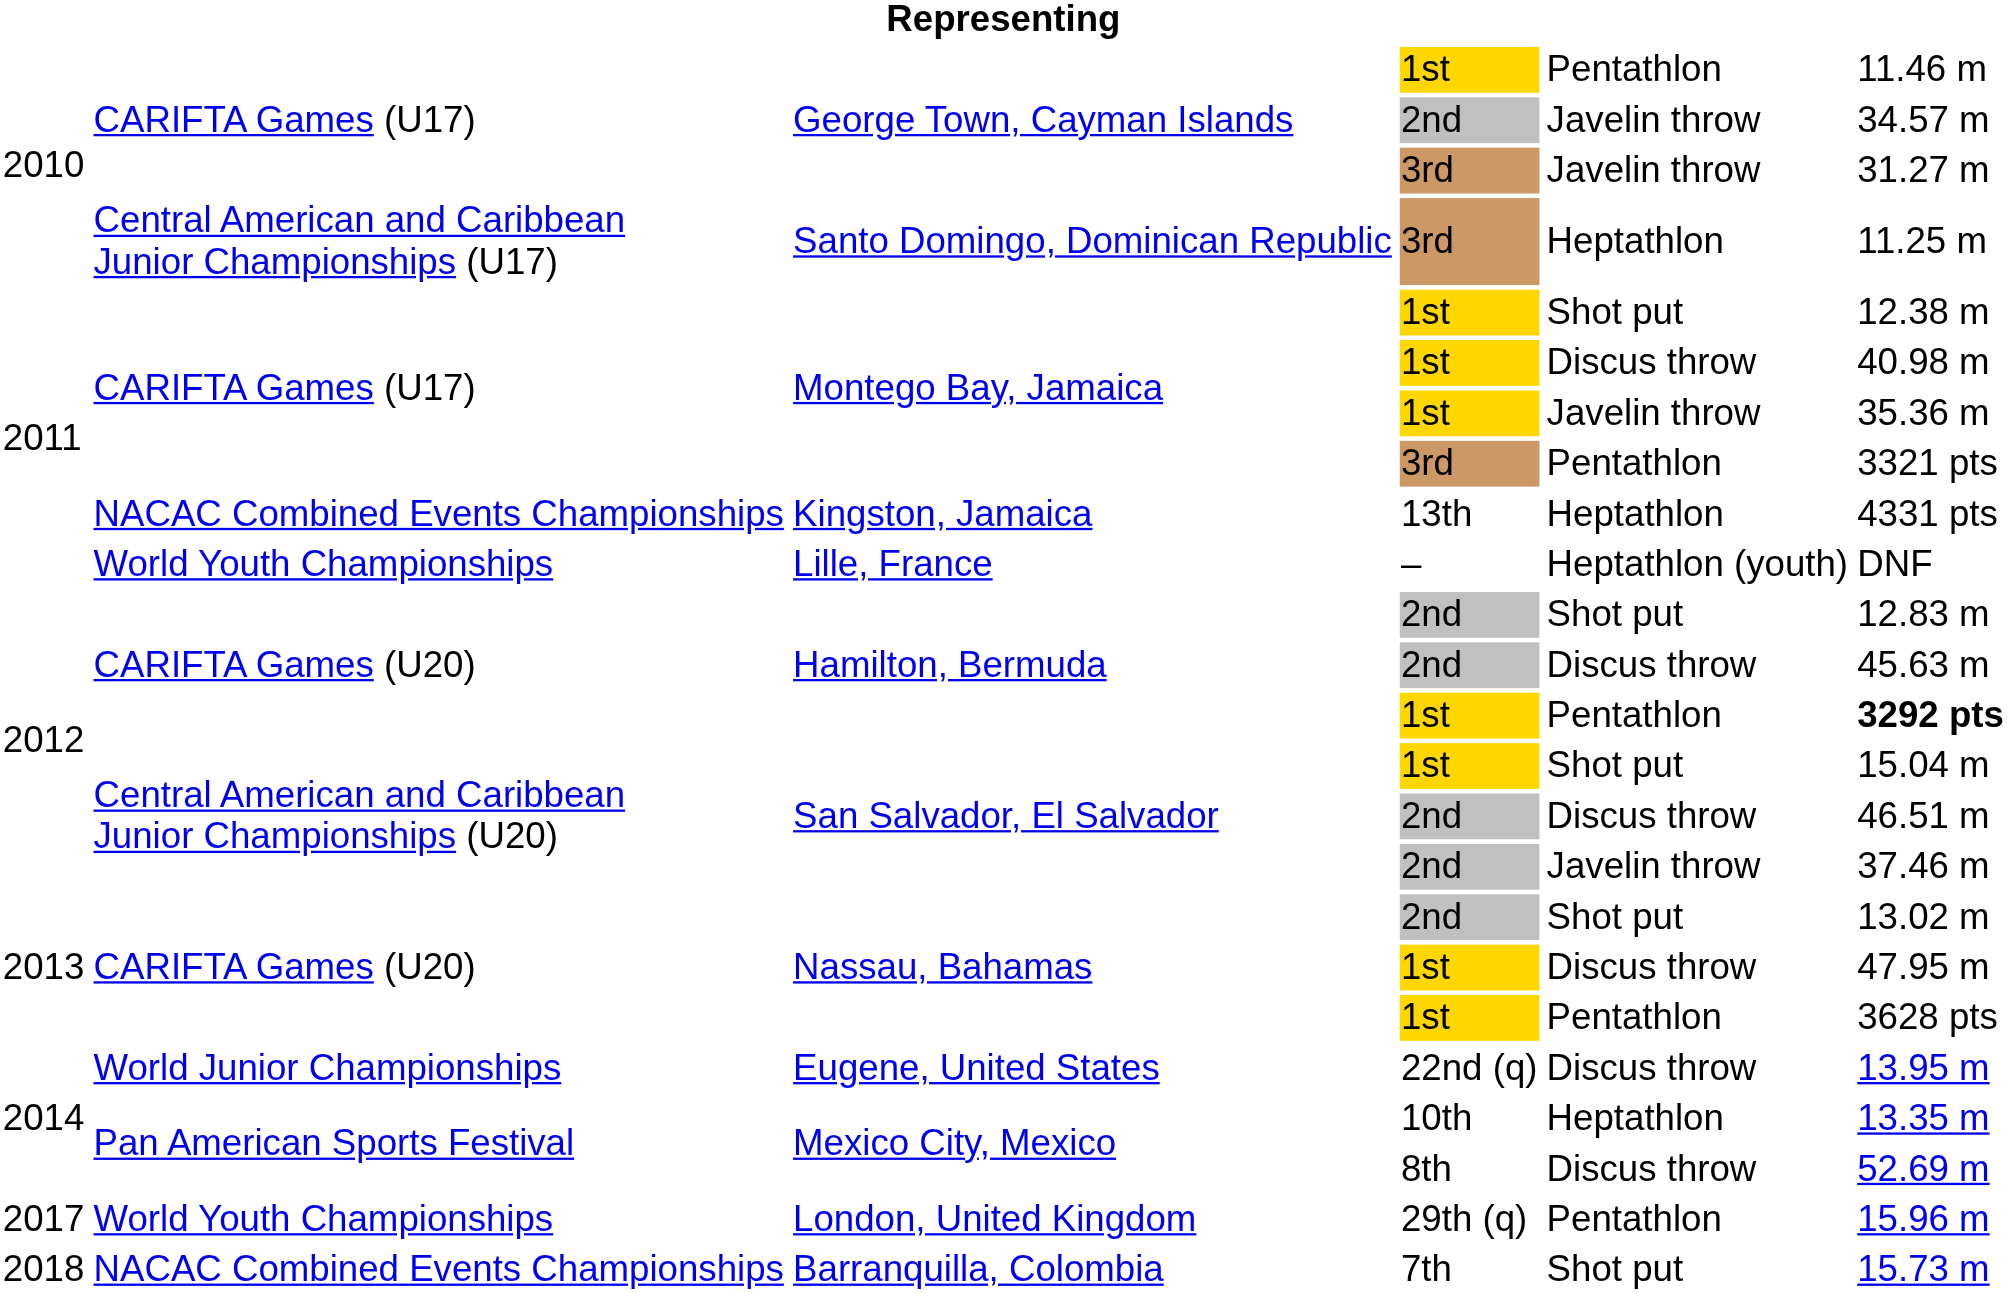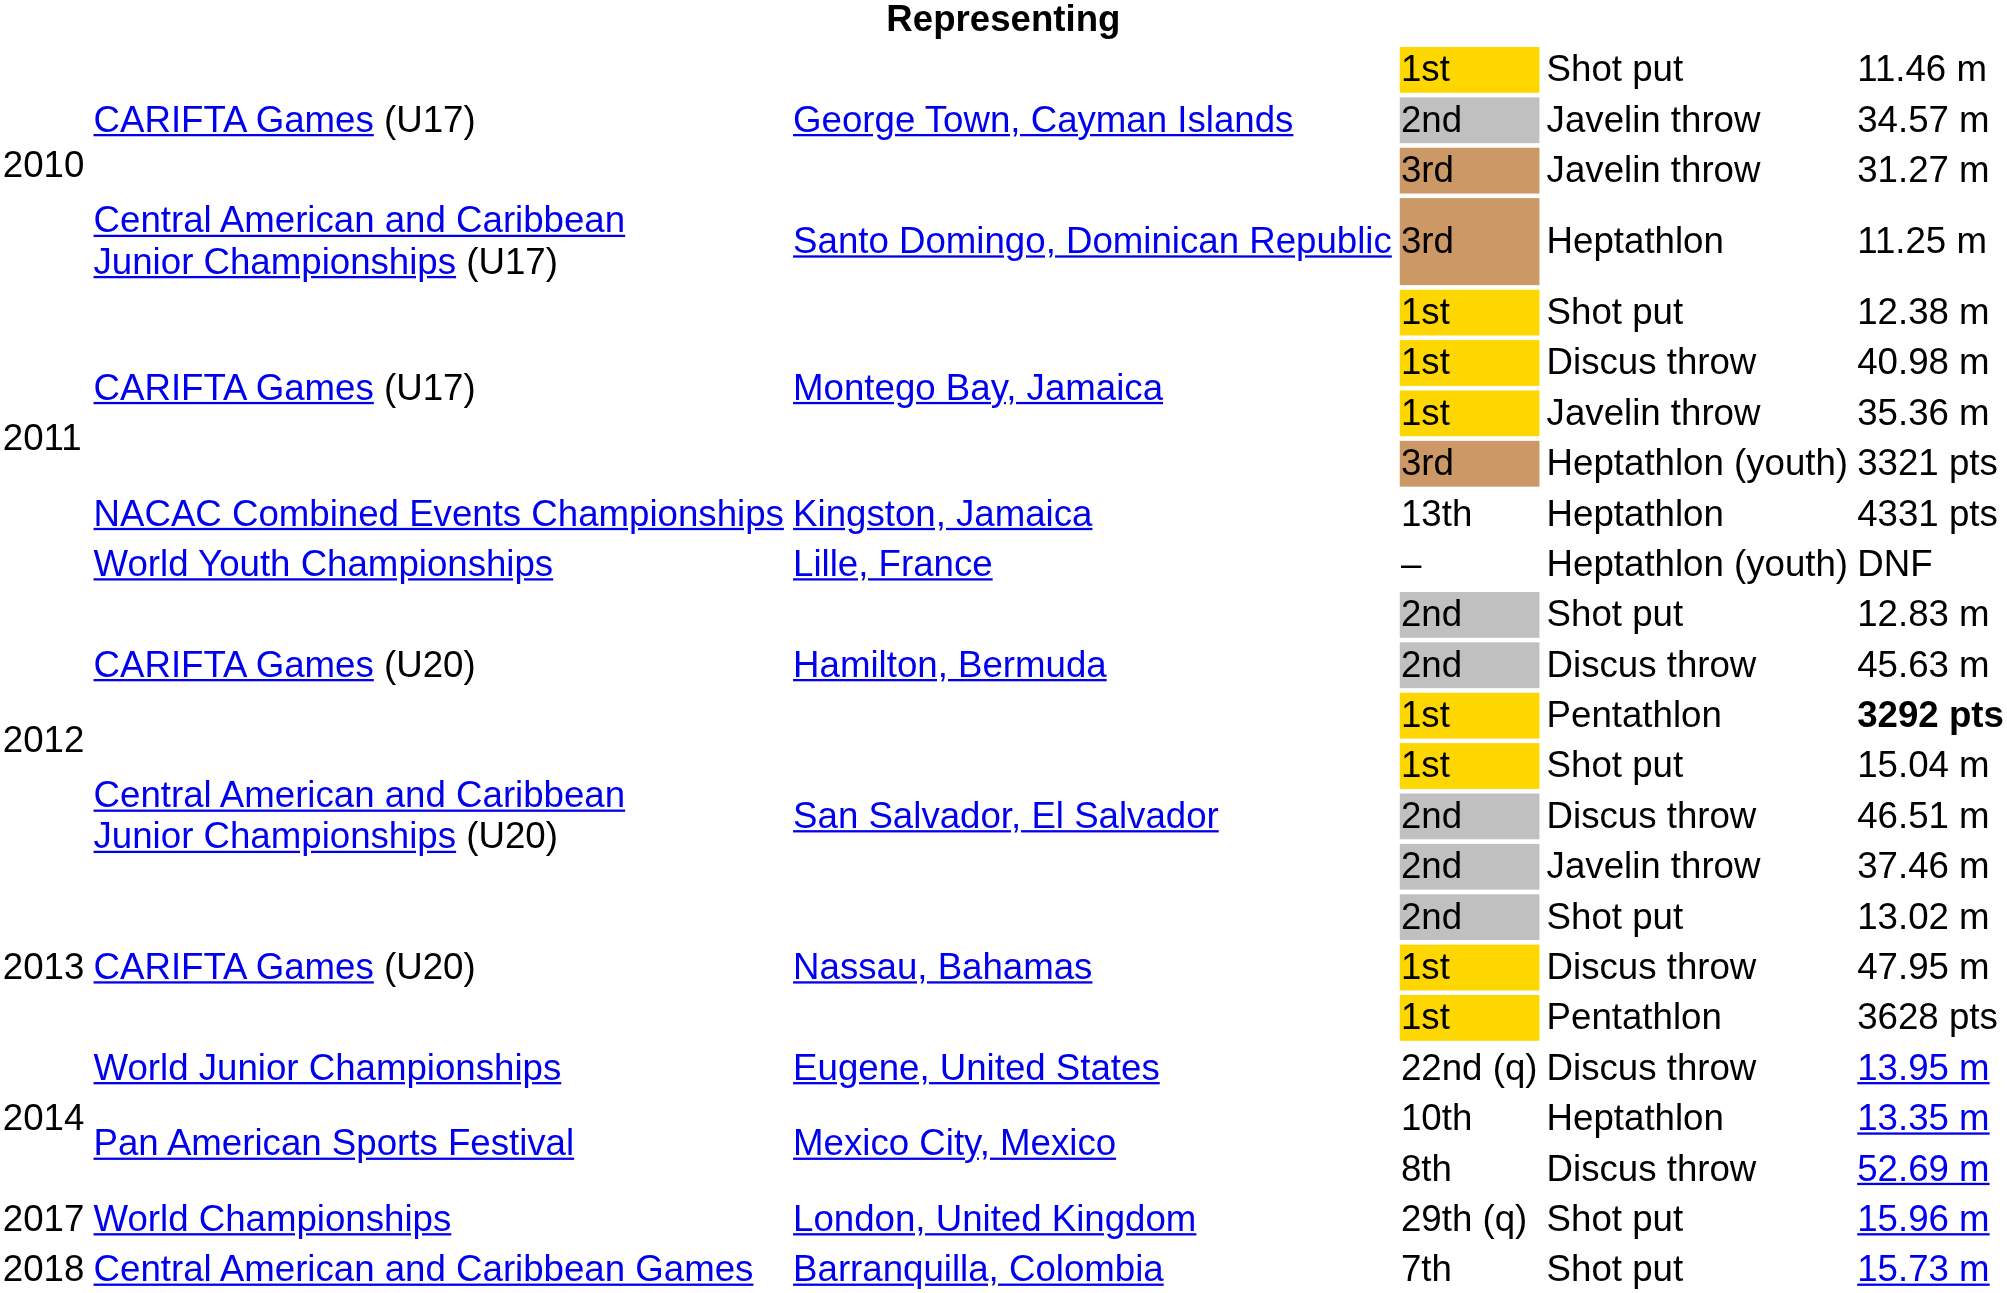(1634, 69) Pentathlon -> (1615, 69) Shot put
(1634, 463) Pentathlon -> (1697, 463) Heptathlon (youth)
(323, 1218) World Youth Championships -> (272, 1218) World Championships
(1634, 1218) Pentathlon -> (1615, 1218) Shot put
(439, 1269) NACAC Combined Events Championships -> (423, 1269) Central American and Caribbean Games
